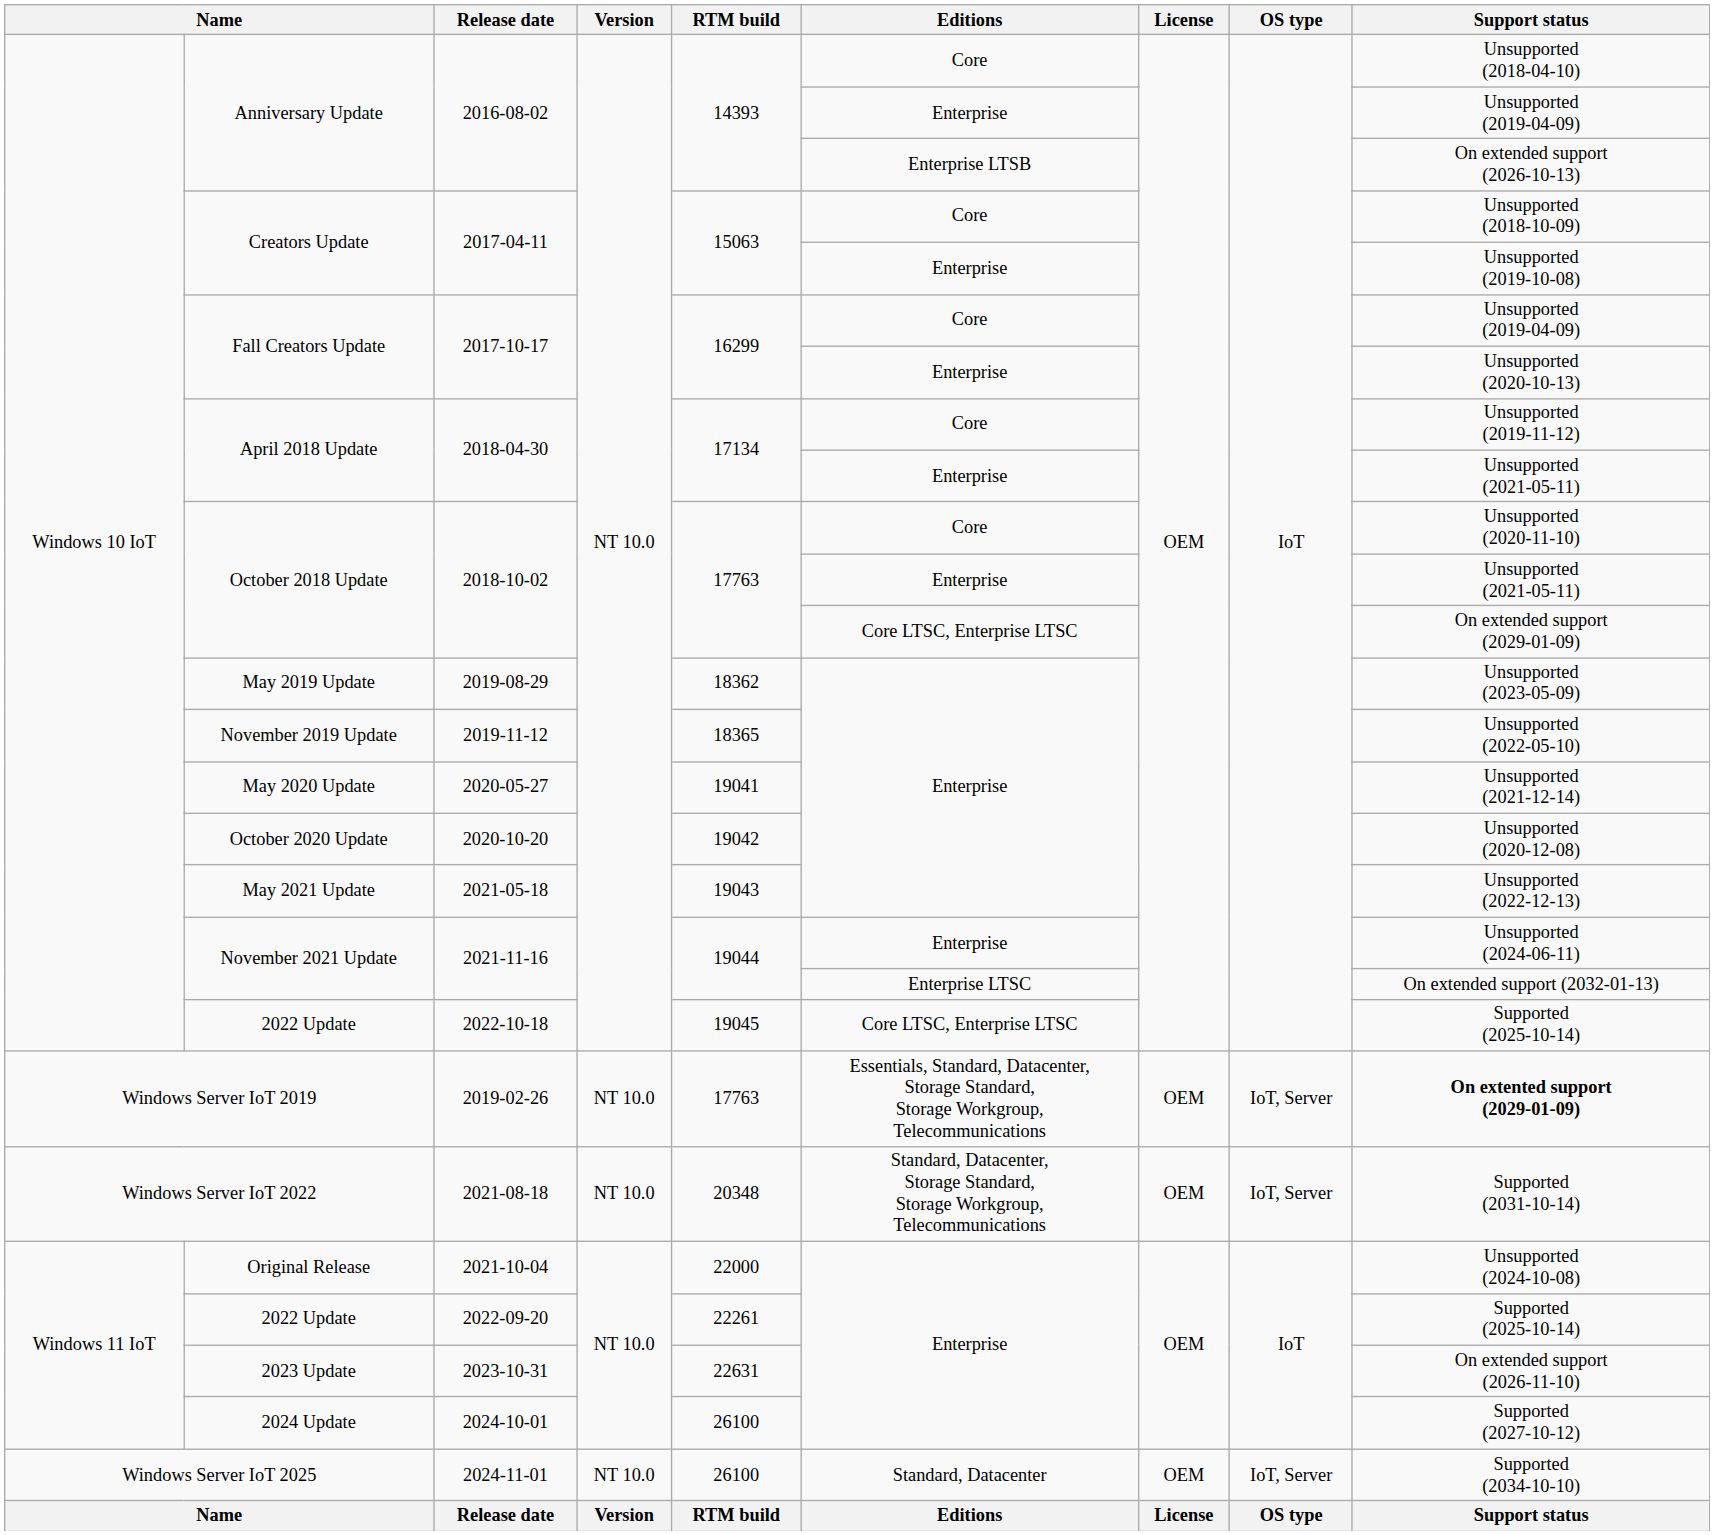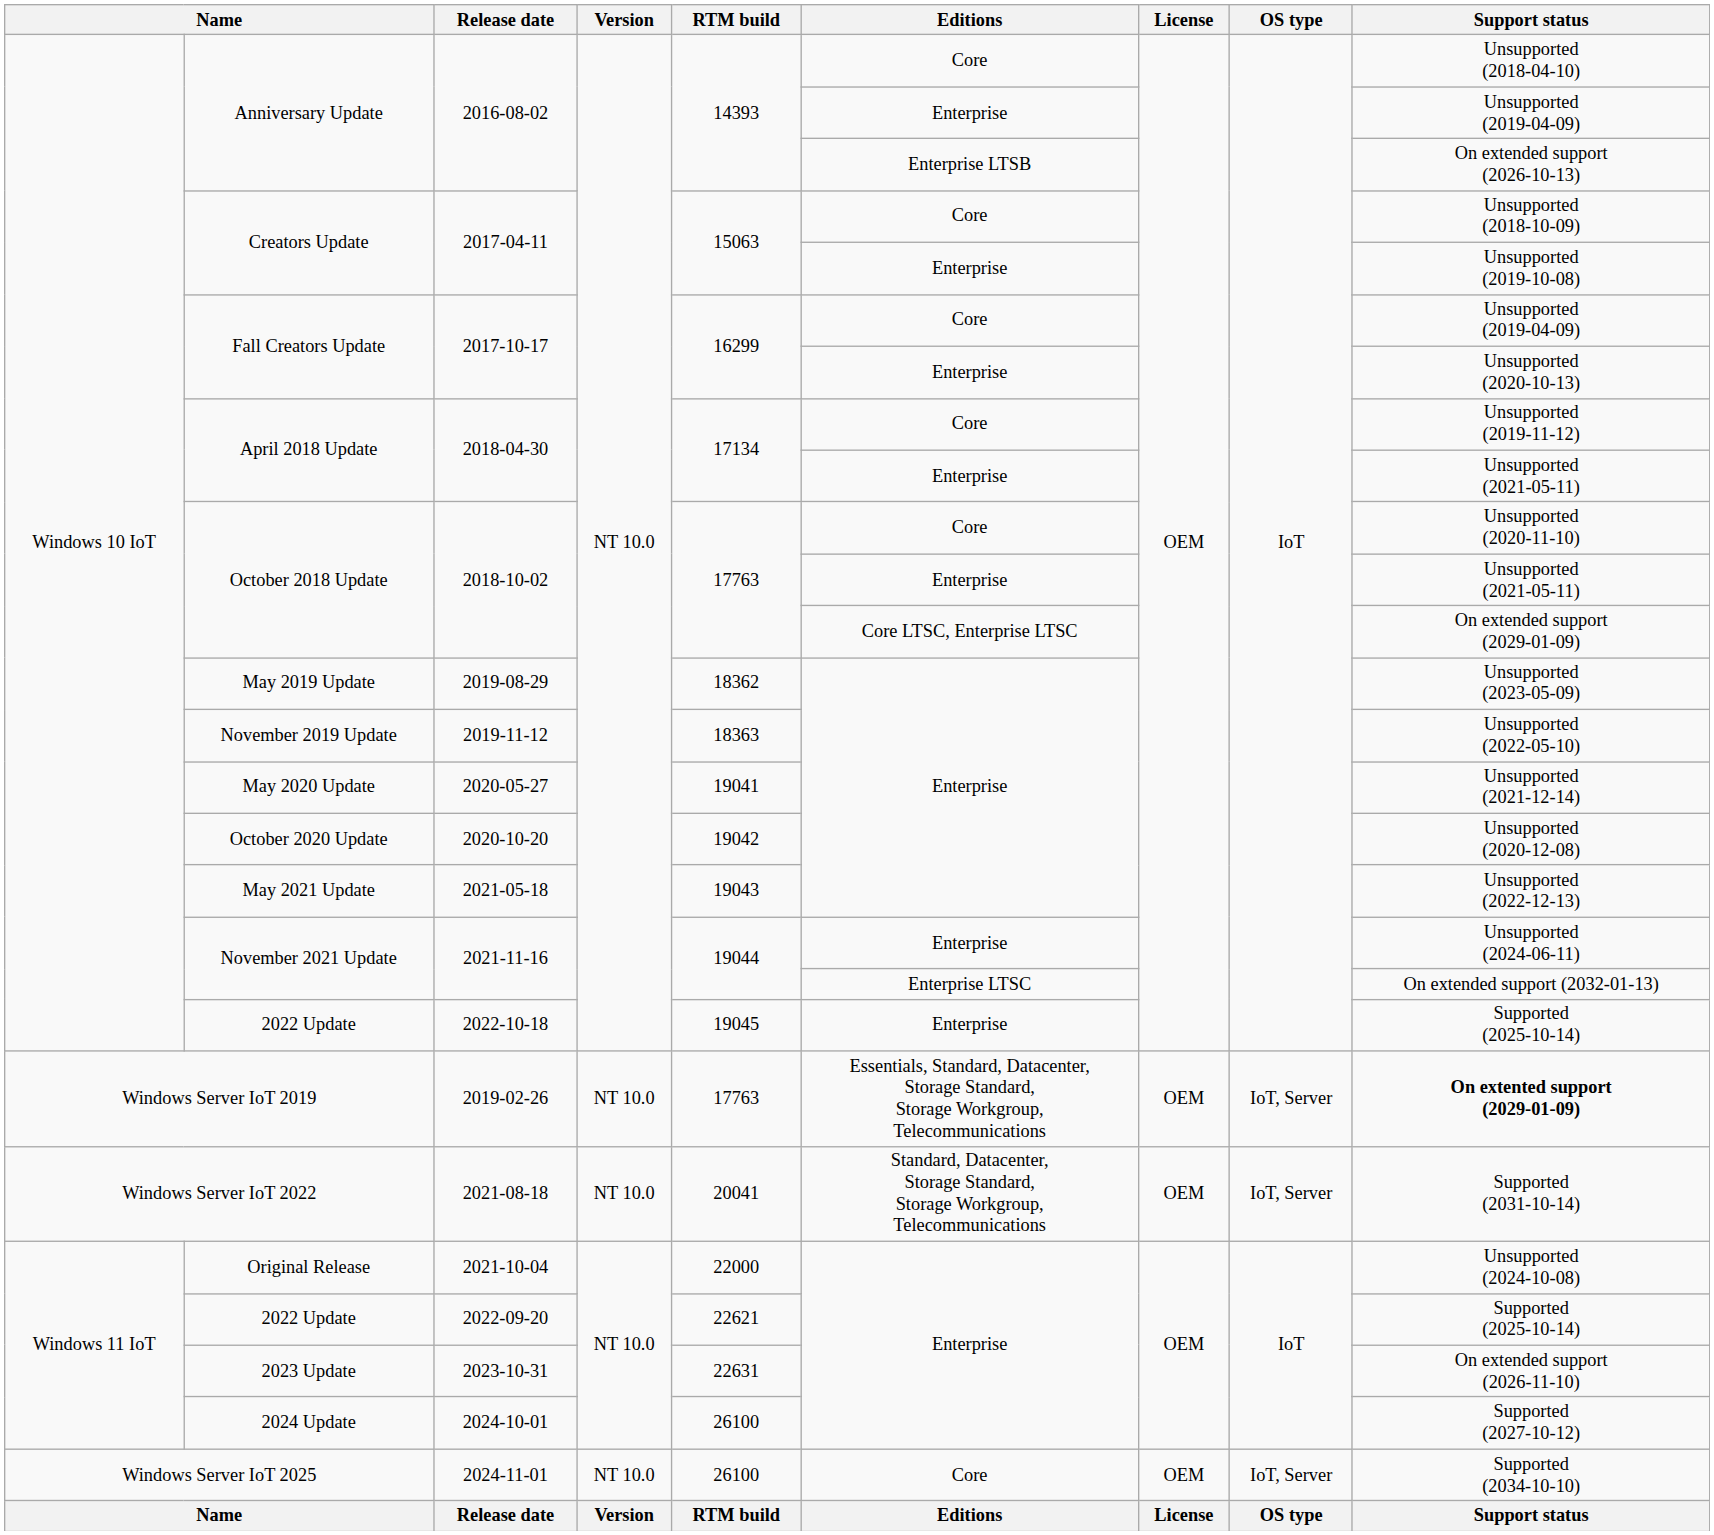(736, 734) 18365 -> (736, 734) 18363
(970, 1024) Core LTSC, Enterprise LTSC -> (970, 1024) Enterprise
(736, 1193) 20348 -> (736, 1193) 20041
(736, 1318) 22261 -> (736, 1318) 22621
(970, 1474) Standard, Datacenter -> (970, 1474) Core
